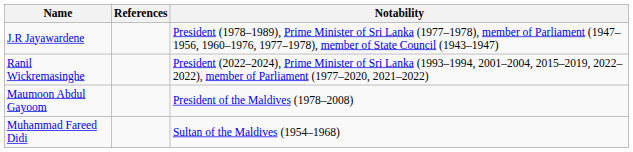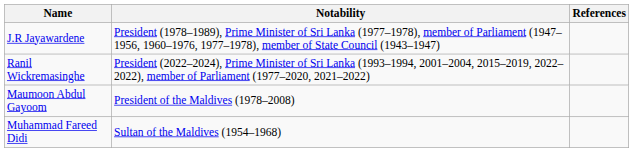columns swapped: (399, 13) <-> (141, 13)
